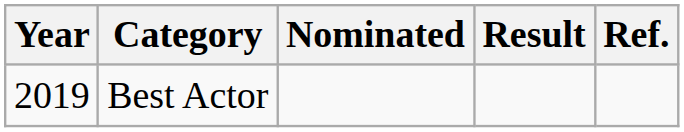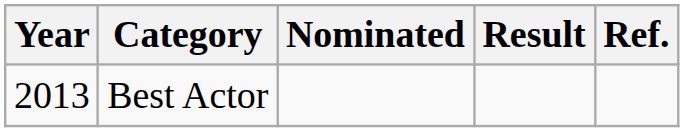(52, 94) 2019 -> (52, 94) 2013
